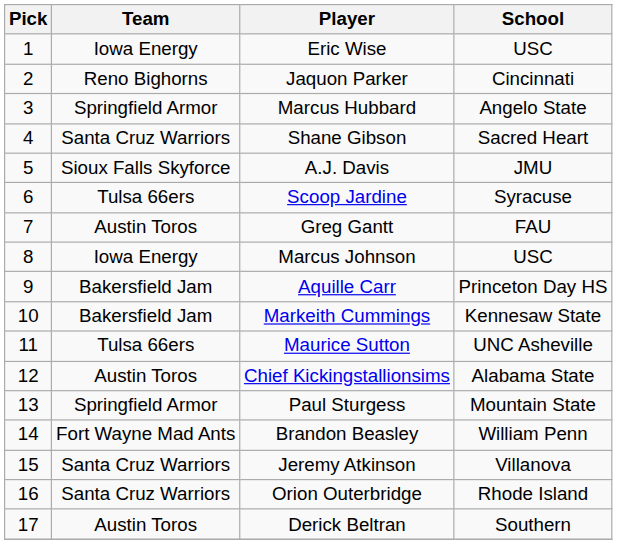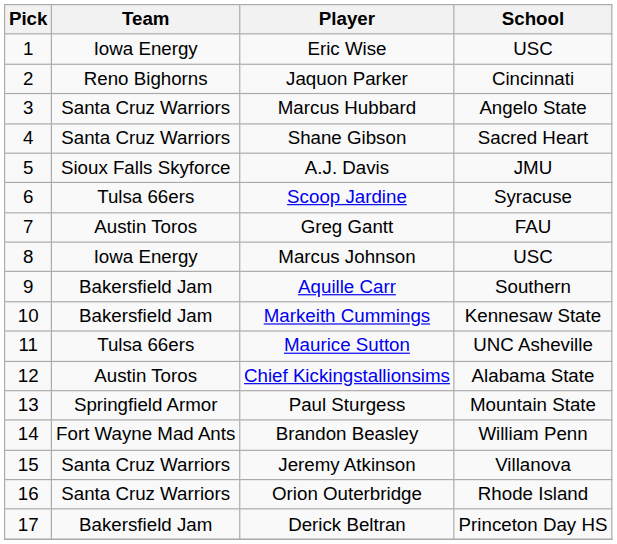(146, 108) Springfield Armor -> (146, 108) Santa Cruz Warriors
(533, 286) Princeton Day HS -> (533, 286) Southern
(146, 524) Austin Toros -> (146, 524) Bakersfield Jam
(533, 524) Southern -> (533, 524) Princeton Day HS
